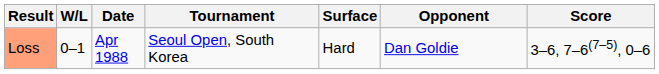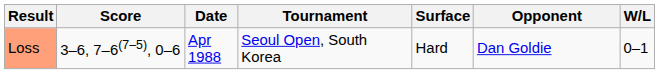columns swapped: (74, 16) <-> (591, 16)
